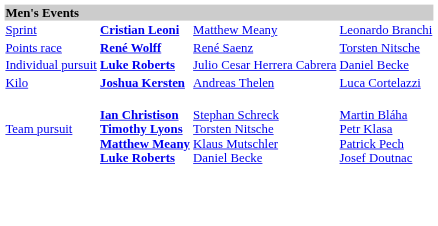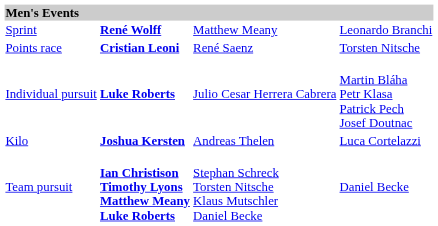(140, 30) Cristian Leoni -> (131, 30) René Wolff
(131, 47) René Wolff -> (140, 47) Cristian Leoni
(374, 65) Daniel Becke -> (376, 101) Martin Bláha Petr Klasa Patrick Pech Josef Doutnac
(376, 136) Martin Bláha Petr Klasa Patrick Pech Josef Doutnac -> (374, 187) Daniel Becke
